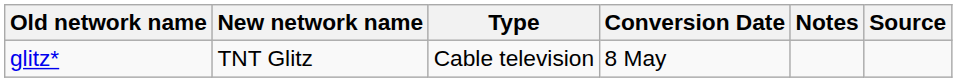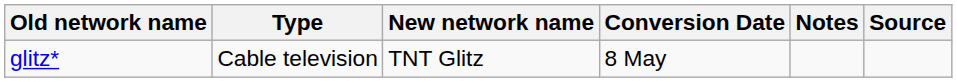columns swapped: (320, 22) <-> (514, 22)
